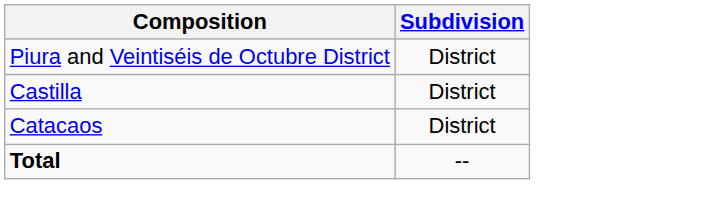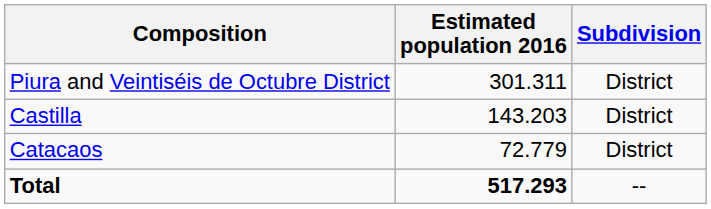+ column: (483, 34)
